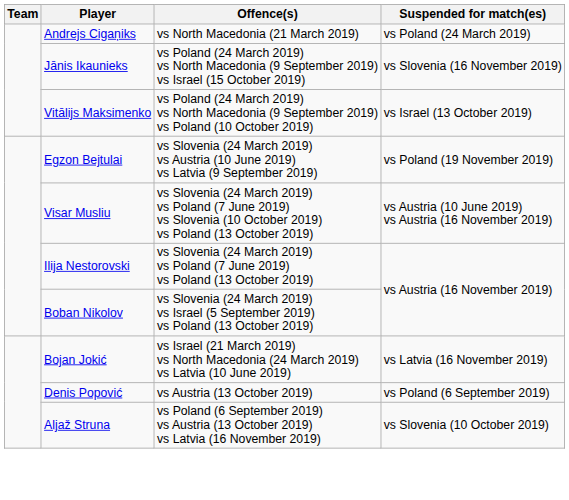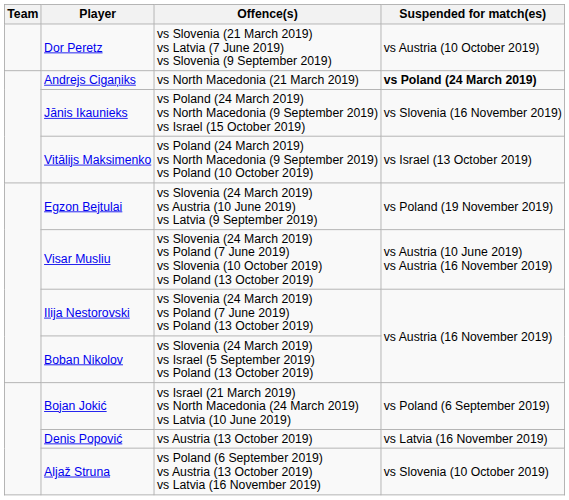+ row: (73, 47)
(457, 34) normal -> (460, 80) bold
(466, 360) vs Latvia (16 November 2019) -> (467, 406) vs Poland (6 September 2019)
(467, 393) vs Poland (6 September 2019) -> (466, 439) vs Latvia (16 November 2019)
